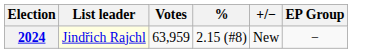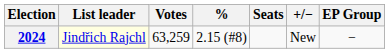+ column: (268, 15)
(171, 37) 63,959 -> (171, 37) 63,259
